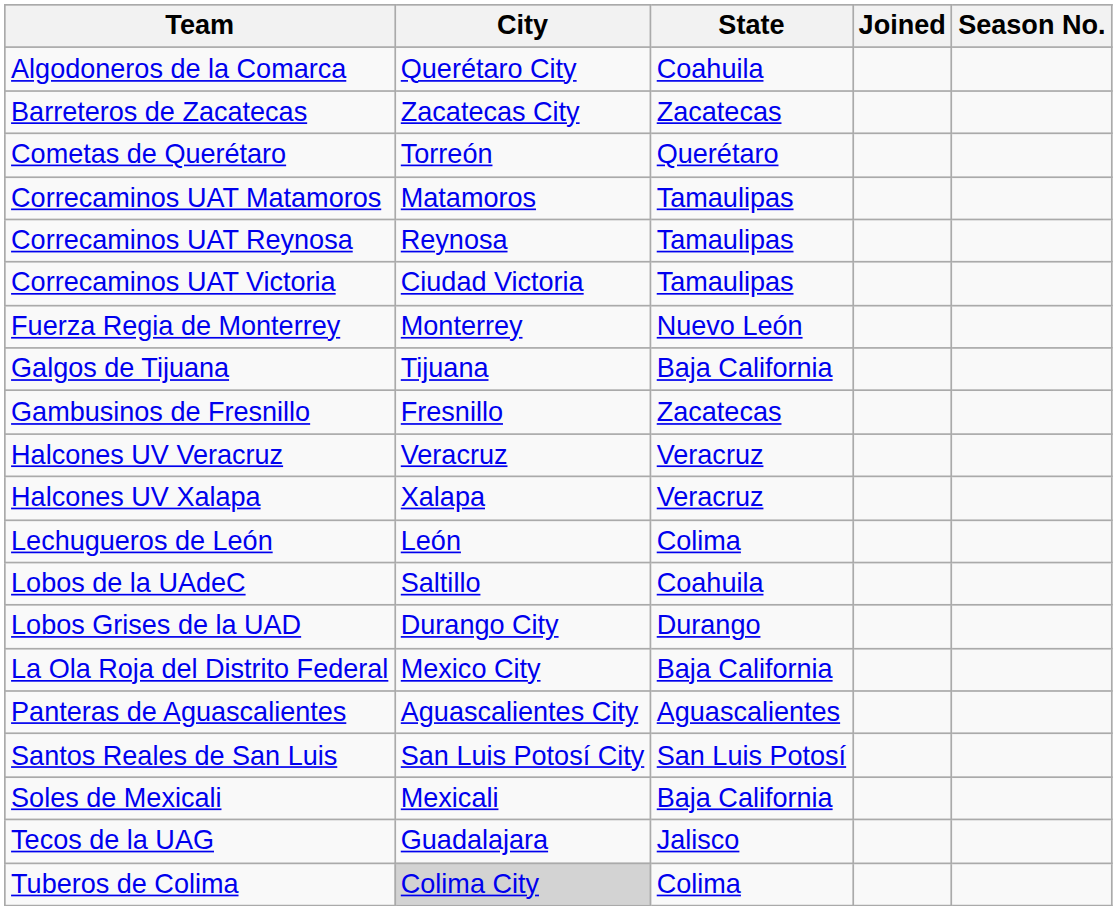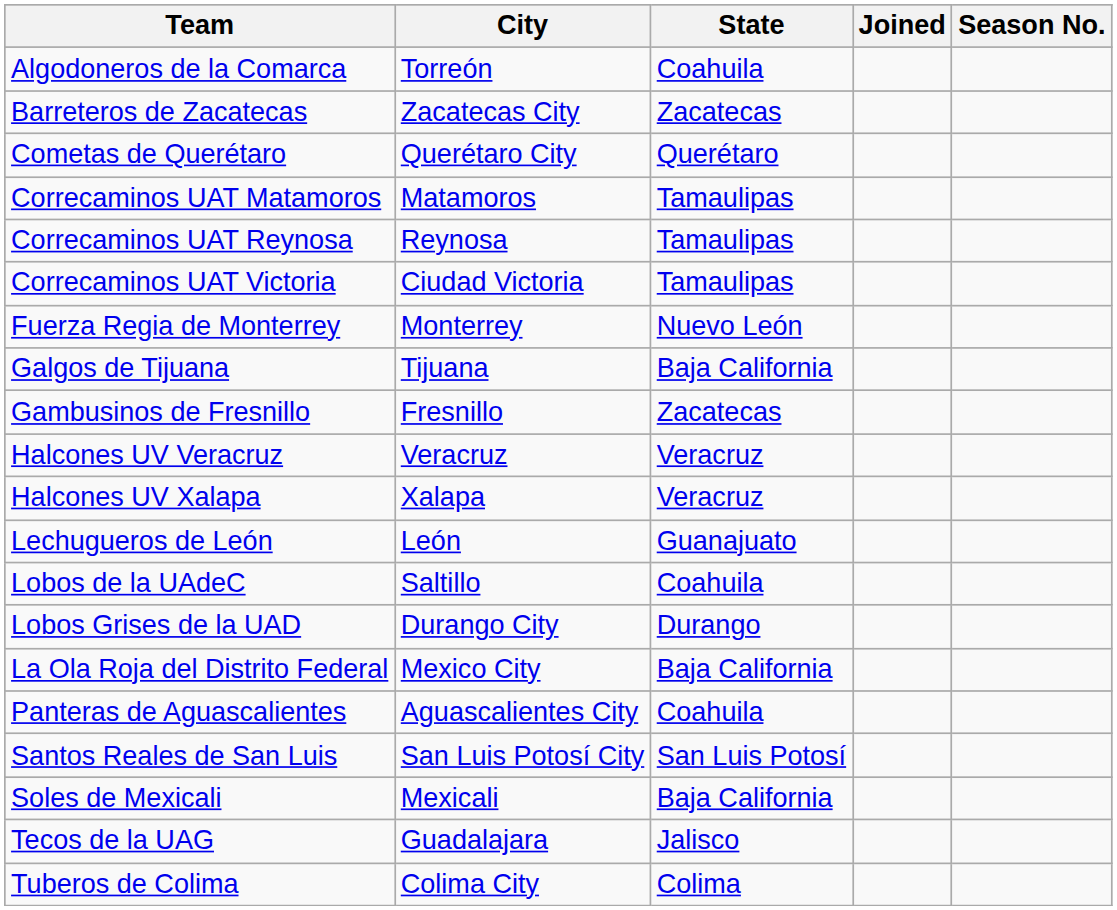(489, 68) Querétaro City -> (447, 68) Torreón
(447, 154) Torreón -> (489, 154) Querétaro City
(699, 540) Colima -> (727, 540) Guanajuato
(748, 712) Aguascalientes -> (710, 712) Coahuila
(470, 883) lightgrey background -> (470, 883) no background
